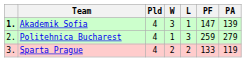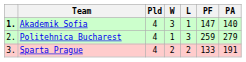(230, 24) 139 -> (230, 24) 140
(230, 50) 119 -> (230, 50) 191
